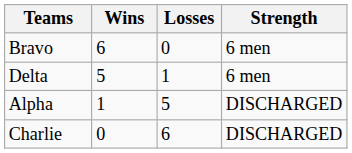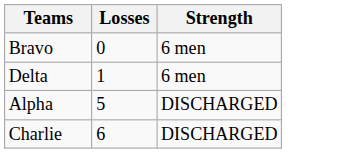- column: (124, 18)
